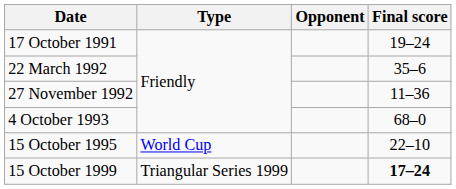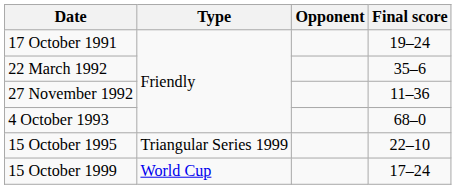(176, 145) World Cup -> (214, 145) Triangular Series 1999
(214, 171) Triangular Series 1999 -> (176, 171) World Cup
(410, 171) bold -> (410, 171) normal
